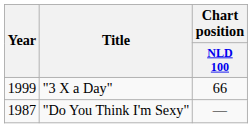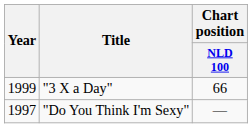(22, 111) 1987 -> (22, 111) 1997
